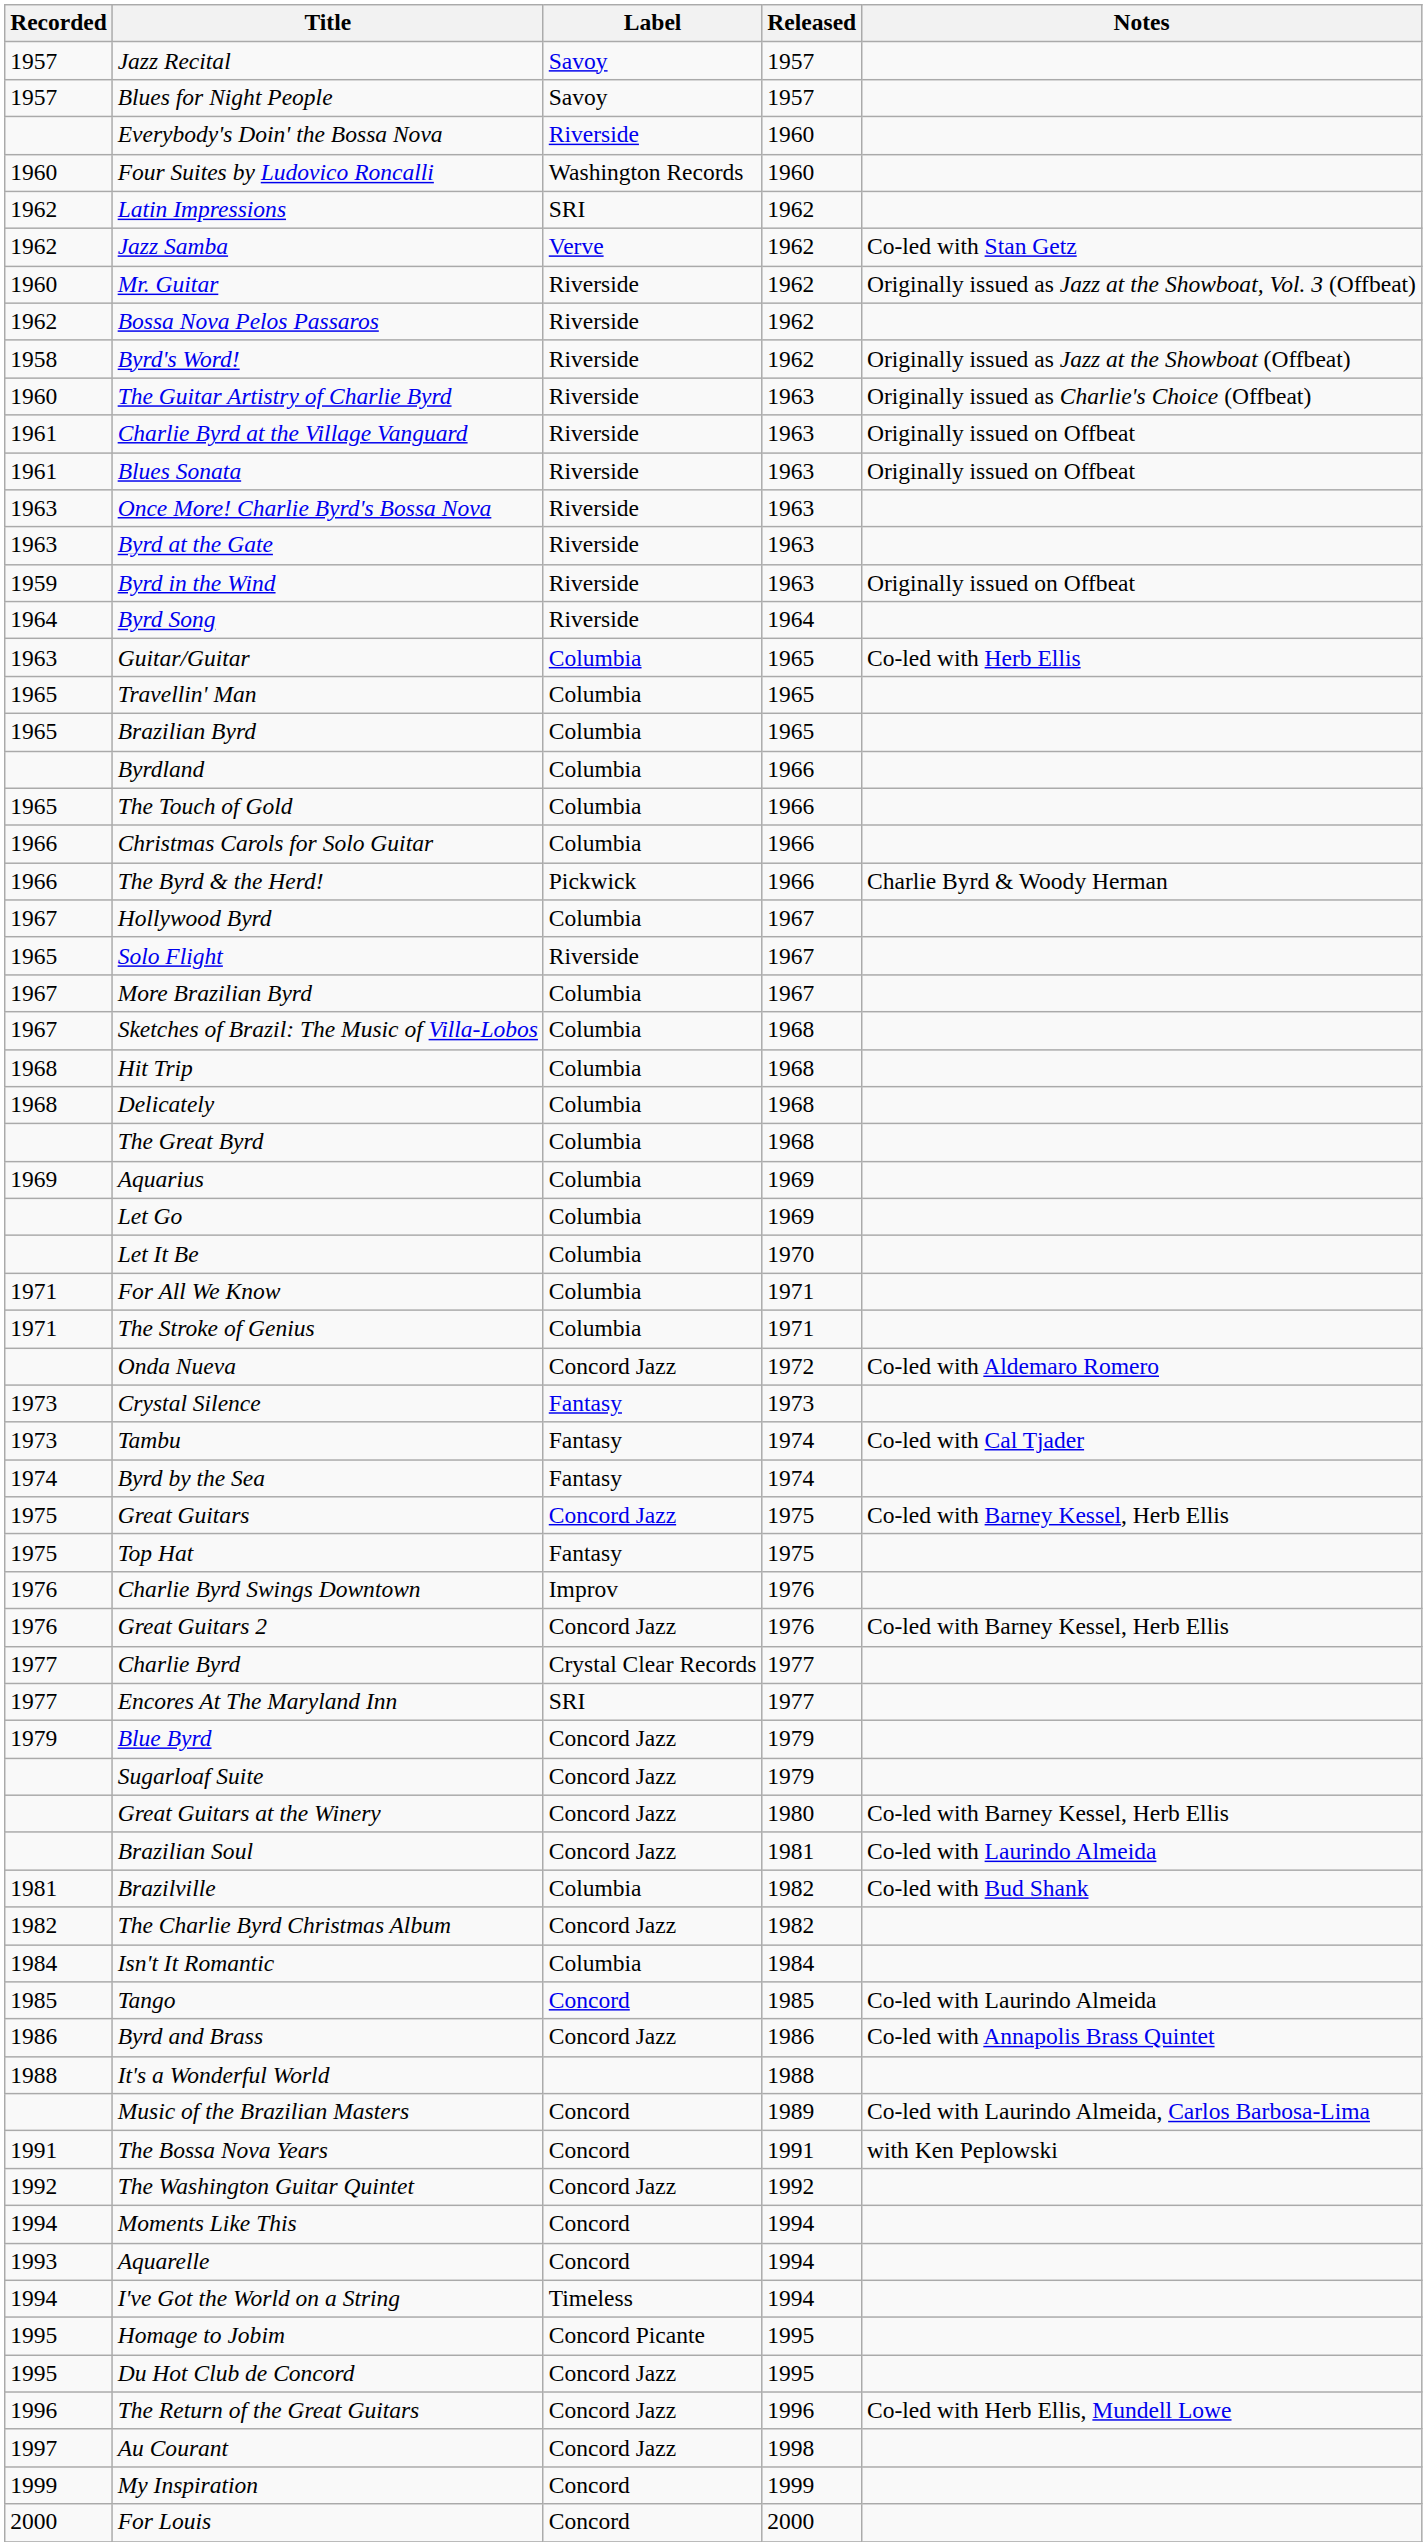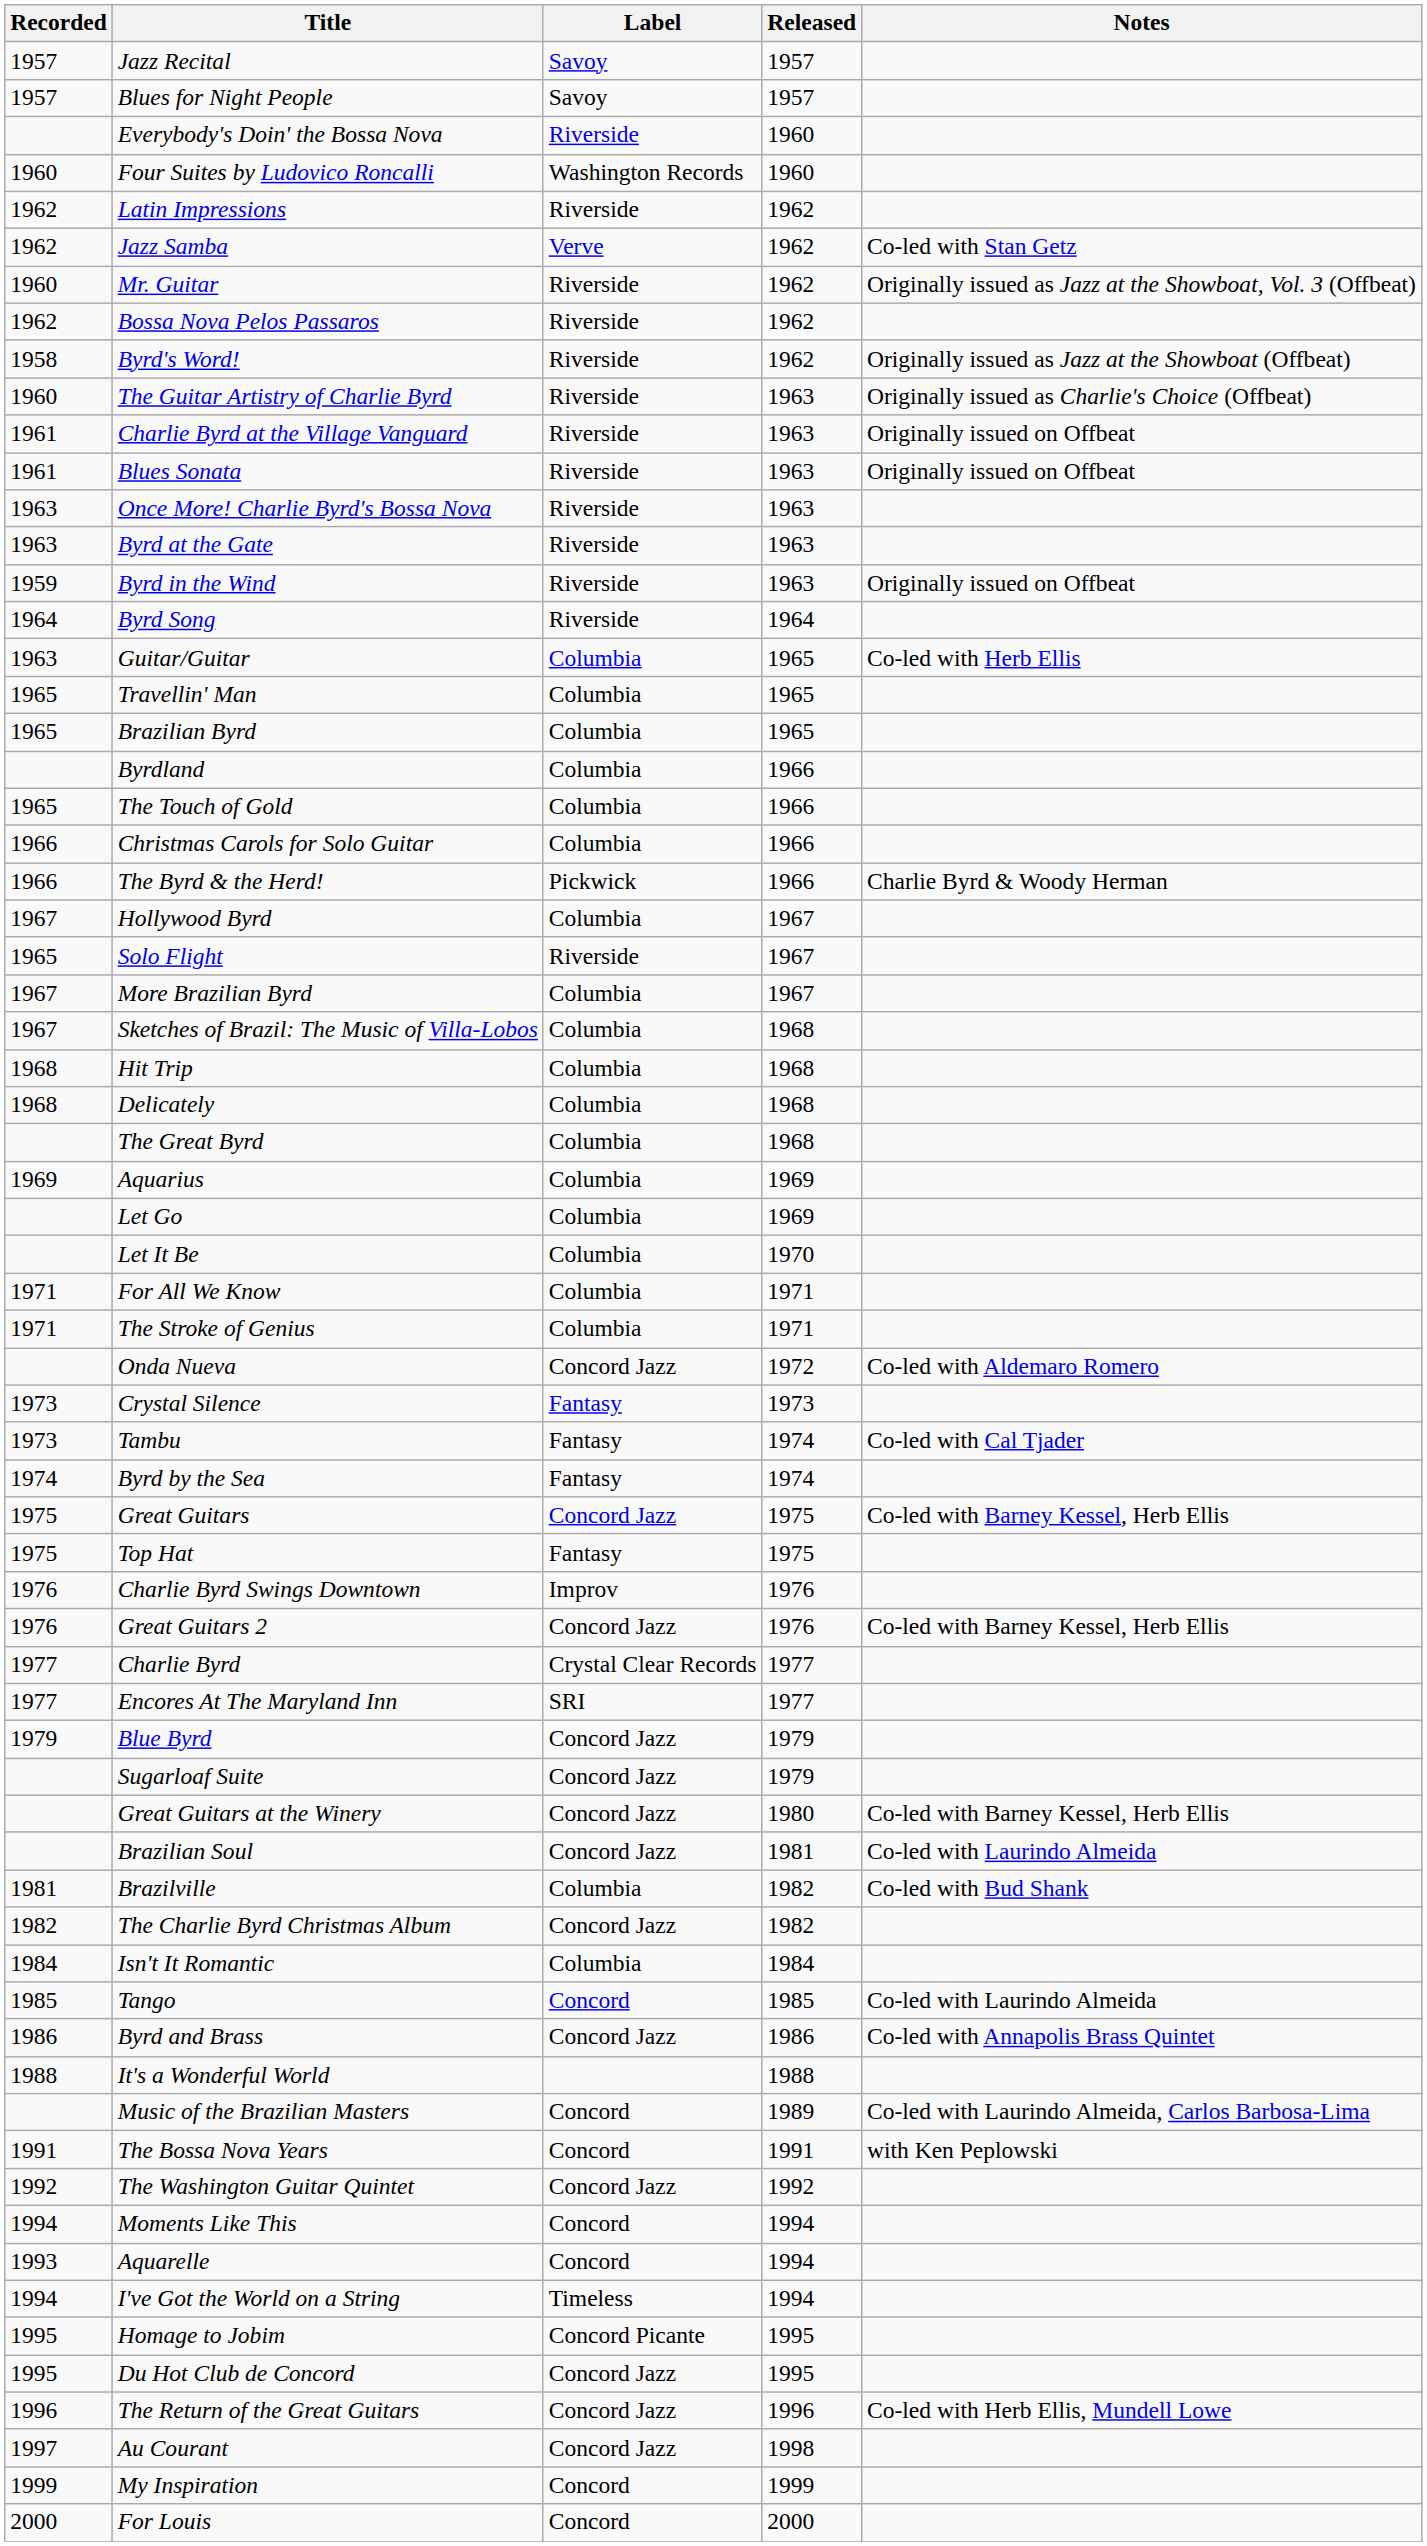(567, 209) SRI -> (594, 209) Riverside
